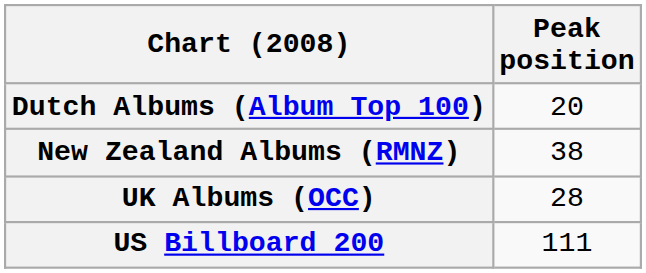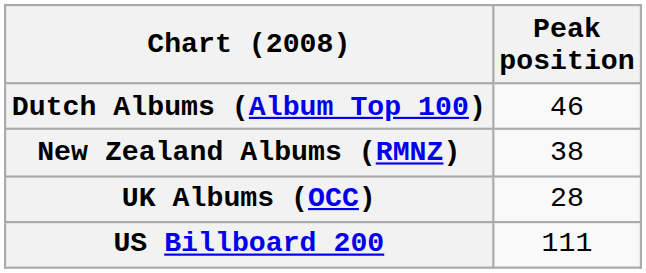(567, 107) 20 -> (567, 107) 46
